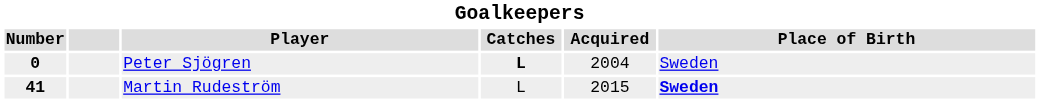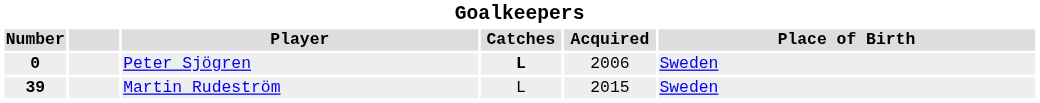(610, 64) 2004 -> (610, 64) 2006
(35, 88) 41 -> (35, 88) 39
(689, 88) bold -> (689, 88) normal
